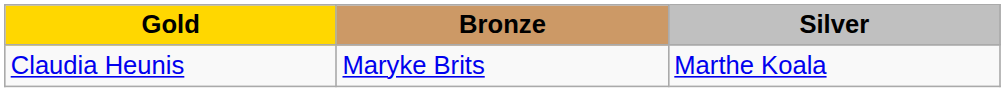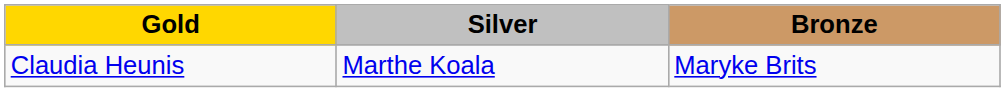columns swapped: (834, 24) <-> (502, 24)
